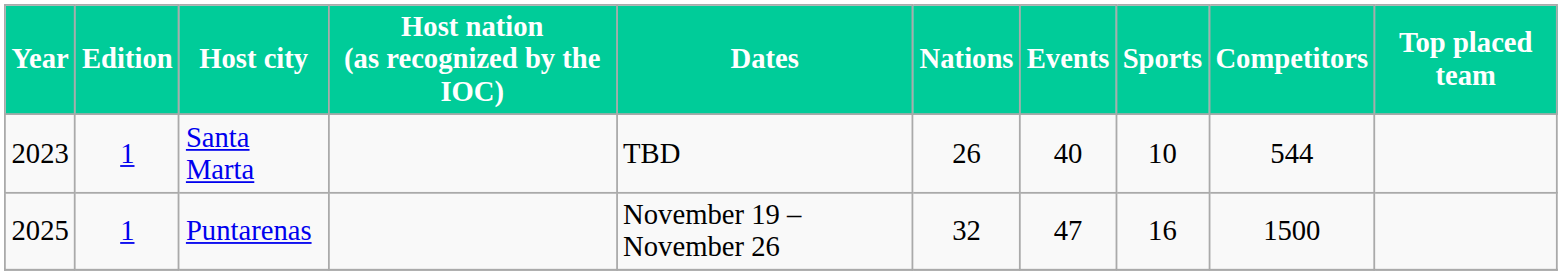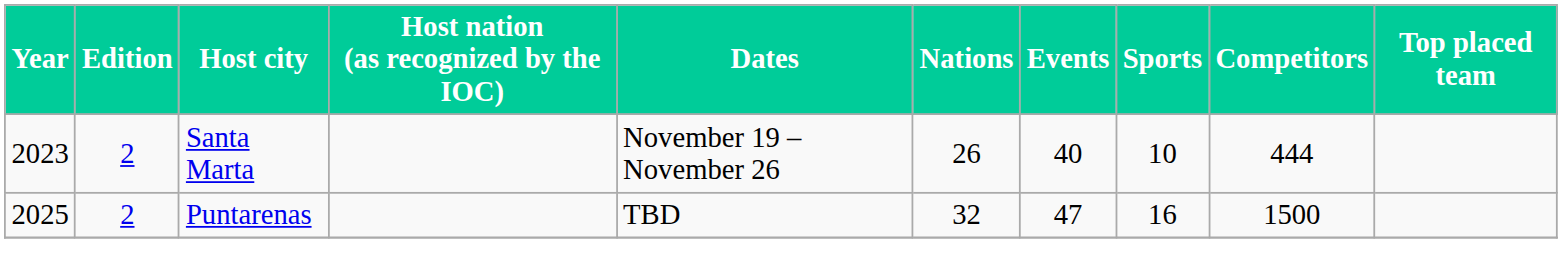(127, 153) 1 -> (127, 153) 2
(652, 153) TBD -> (712, 153) November 19 – November 26
(1292, 153) 544 -> (1292, 153) 444
(127, 230) 1 -> (127, 214) 2
(712, 230) November 19 – November 26 -> (652, 214) TBD
